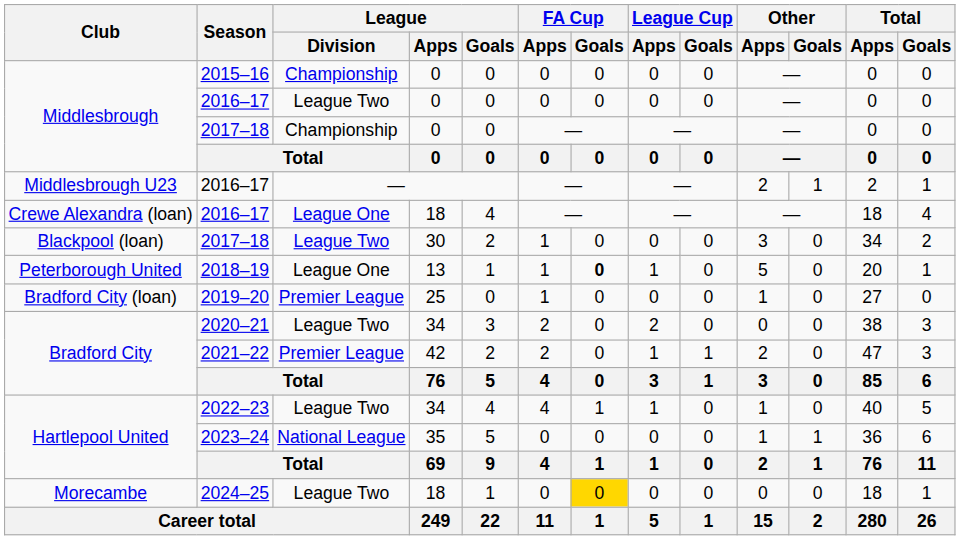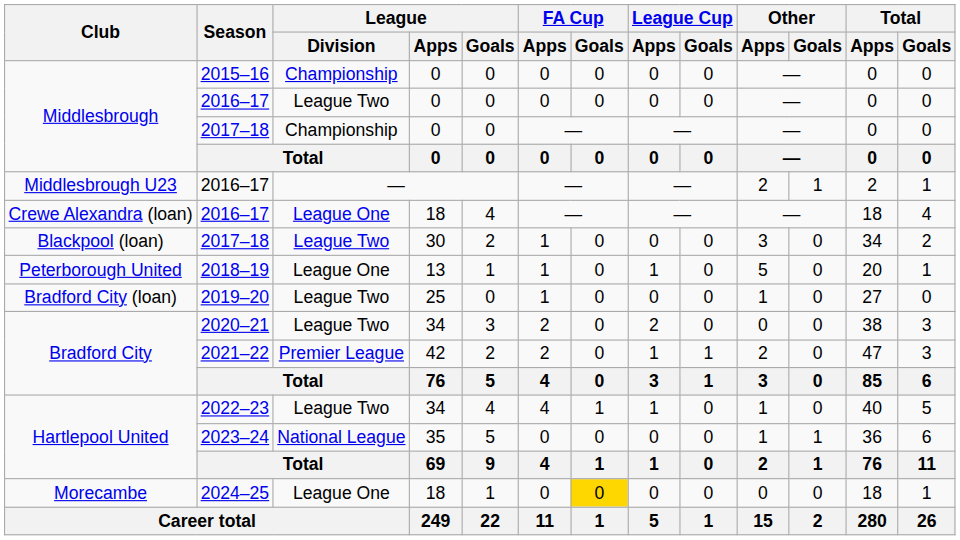(599, 269) bold -> (599, 269) normal
(341, 297) Premier League -> (341, 297) League Two
(341, 492) League Two -> (341, 492) League One
